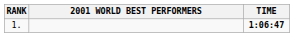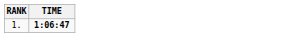- column: (136, 11)
